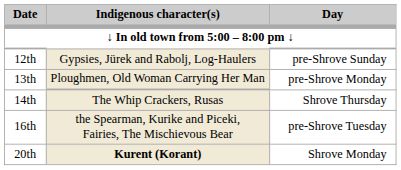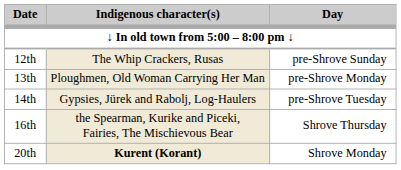(158, 58) Gypsies, Jürek and Rabolj, Log-Haulers -> (158, 58) The Whip Crackers, Rusas
(158, 99) The Whip Crackers, Rusas -> (158, 98) Gypsies, Jürek and Rabolj, Log-Haulers
(348, 99) Shrove Thursday -> (341, 98) pre-Shrove Tuesday
(341, 126) pre-Shrove Tuesday -> (348, 125) Shrove Thursday
